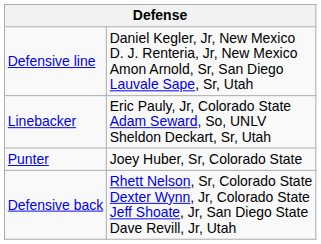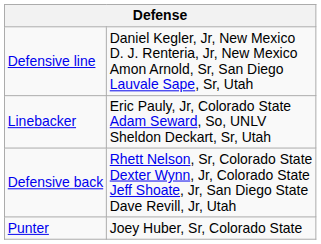rows swapped: (55, 205) <-> (28, 160)
